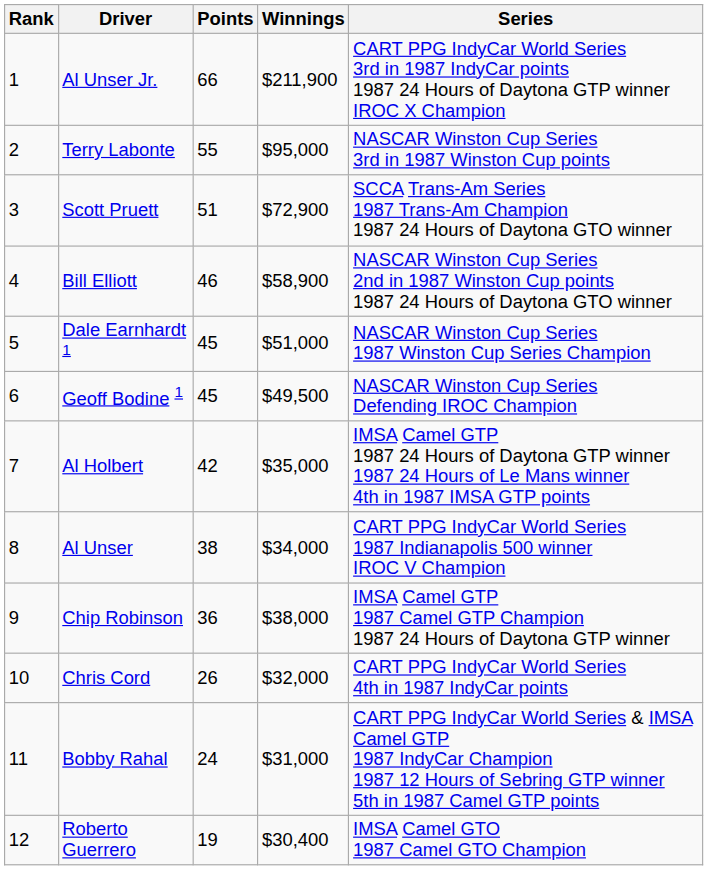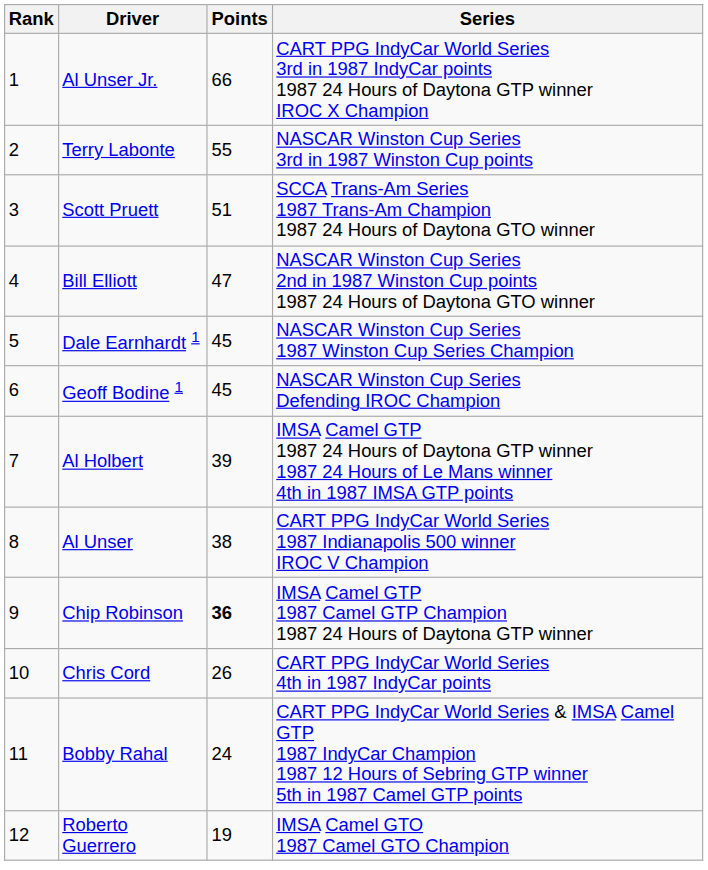- column: (303, 19)
(208, 280) 46 -> (222, 280) 47
(208, 466) 42 -> (222, 461) 39
(208, 617) normal -> (222, 612) bold
